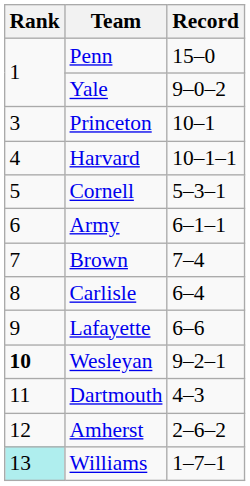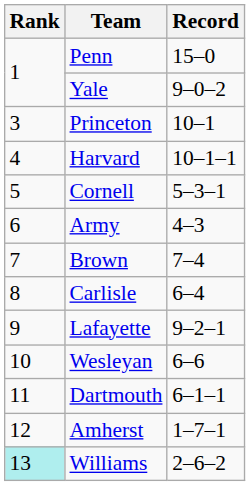(199, 225) 6–1–1 -> (188, 225) 4–3
(188, 327) 6–6 -> (199, 327) 9–2–1
(20, 361) bold -> (20, 361) normal
(199, 361) 9–2–1 -> (188, 361) 6–6
(188, 395) 4–3 -> (199, 395) 6–1–1
(199, 429) 2–6–2 -> (199, 429) 1–7–1
(199, 463) 1–7–1 -> (199, 463) 2–6–2
